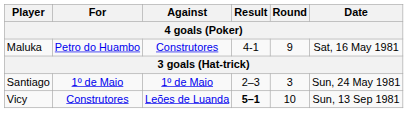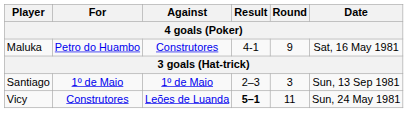(356, 82) Sun, 24 May 1981 -> (356, 82) Sun, 13 Sep 1981
(290, 99) 10 -> (290, 99) 11
(356, 99) Sun, 13 Sep 1981 -> (356, 99) Sun, 24 May 1981
